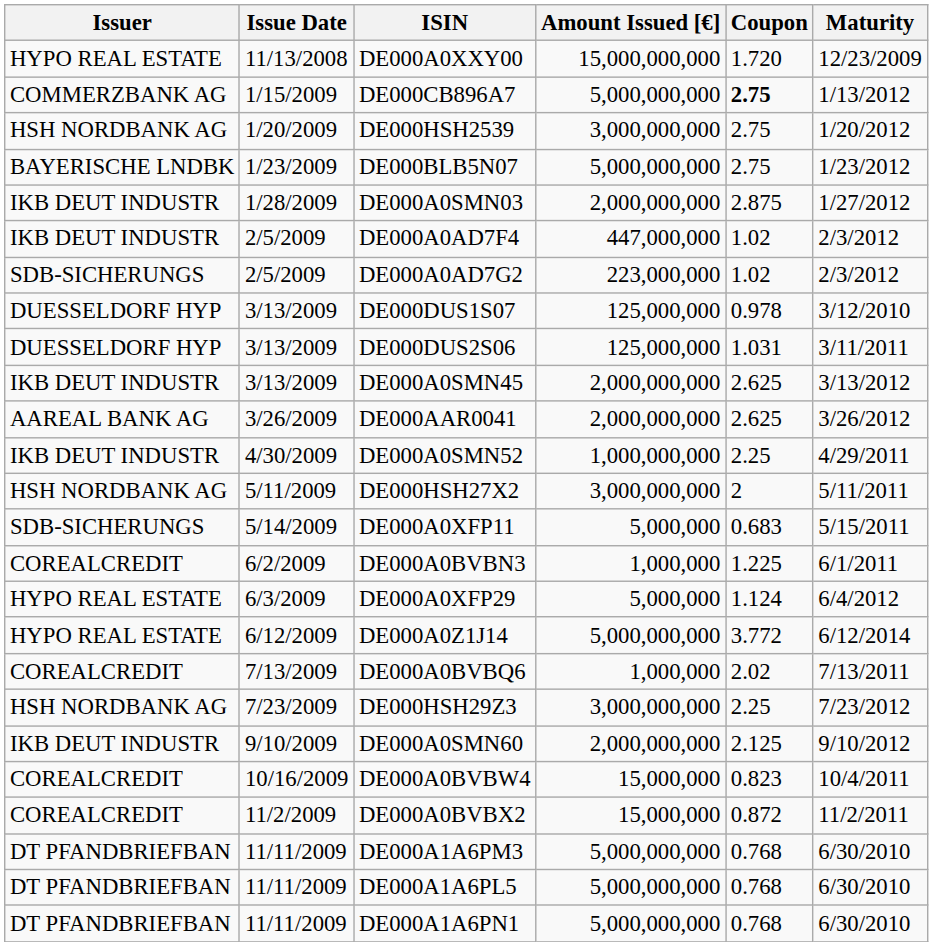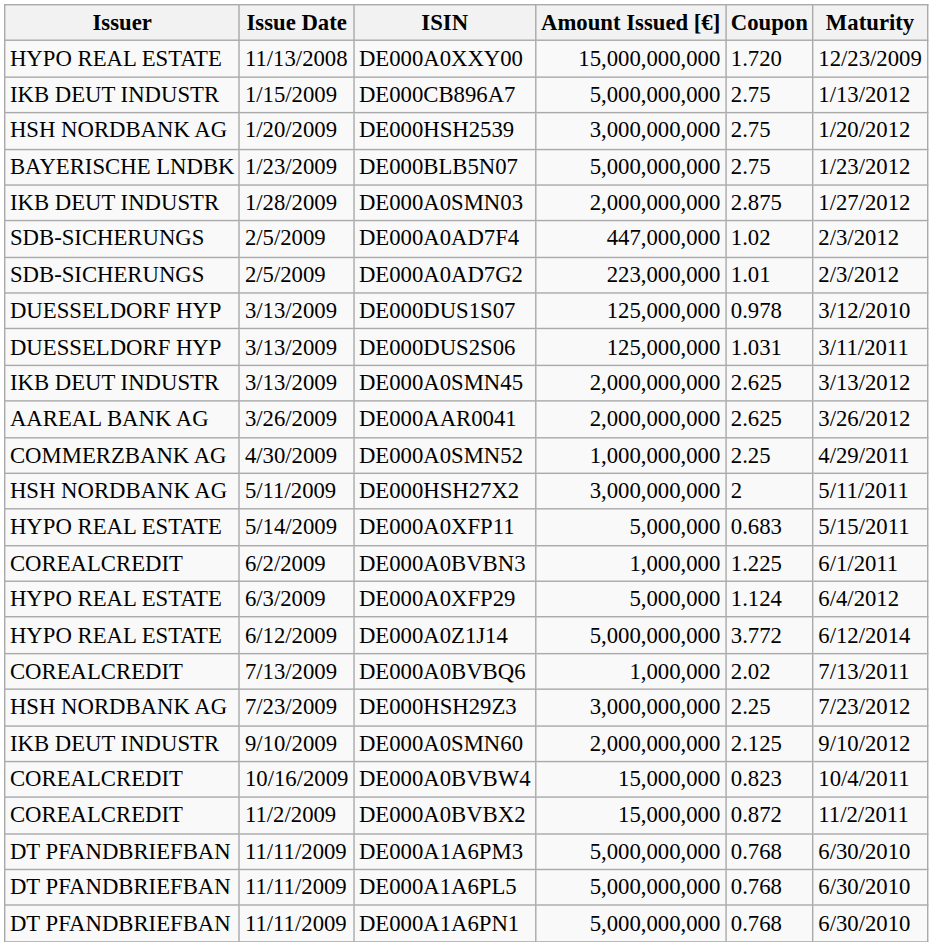(118, 94) COMMERZBANK AG -> (115, 94) IKB DEUT INDUSTR
(751, 94) bold -> (751, 94) normal
(115, 238) IKB DEUT INDUSTR -> (107, 238) SDB-SICHERUNGS
(751, 274) 1.02 -> (751, 274) 1.01
(115, 454) IKB DEUT INDUSTR -> (118, 454) COMMERZBANK AG
(107, 526) SDB-SICHERUNGS -> (116, 526) HYPO REAL ESTATE
